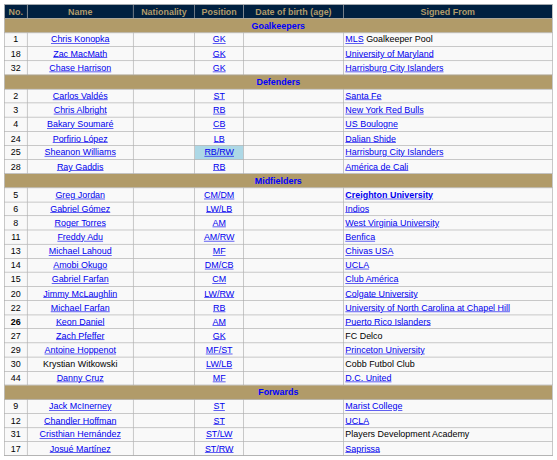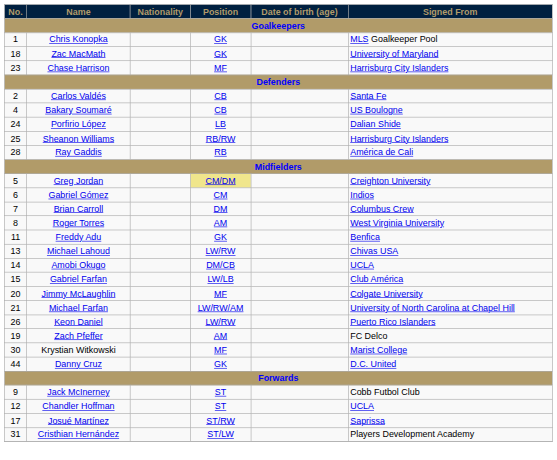(16, 68) 32 -> (16, 68) 23
(219, 68) GK -> (221, 68) MF
(219, 96) ST -> (221, 96) CB
- row: (80, 110)
(219, 153) lightblue background -> (221, 139) no background
(219, 195) no background -> (221, 181) khaki background
(389, 195) bold -> (390, 181) normal
(219, 209) LW/LB -> (221, 195) CM
+ row: (78, 209)
(219, 237) AM/RW -> (221, 237) GK
(219, 252) MF -> (221, 252) LW/RW
(219, 280) CM -> (221, 280) LW/LB
(219, 294) LW/RW -> (221, 294) MF
(16, 308) 22 -> (16, 308) 21
(219, 308) RB -> (221, 308) LW/RW/AM
(16, 322) bold -> (16, 322) normal
(219, 322) AM -> (221, 322) LW/RW
(16, 336) 27 -> (16, 336) 19
(219, 336) GK -> (221, 336) AM
- row: (80, 350)
(219, 364) LW/LB -> (221, 350) MF
(380, 364) Cobb Futbol Club -> (379, 350) Marist College
(219, 378) MF -> (221, 364) GK
(374, 407) Marist College -> (385, 393) Cobb Futbol Club
rows swapped: (80, 449) <-> (80, 435)
